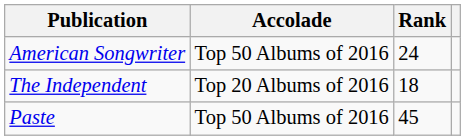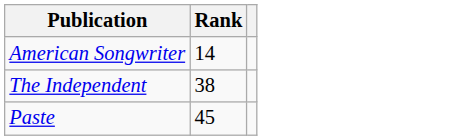- column: (292, 20)
(409, 53) 24 -> (205, 53) 14
(409, 85) 18 -> (205, 85) 38
